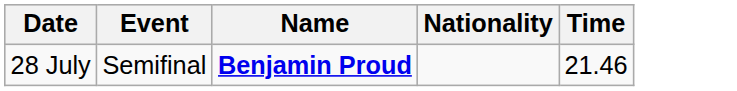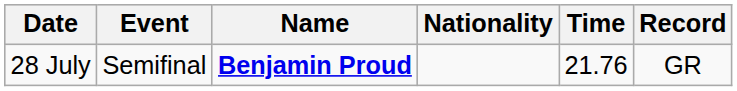+ column: (683, 24)
(596, 64) 21.46 -> (596, 64) 21.76
